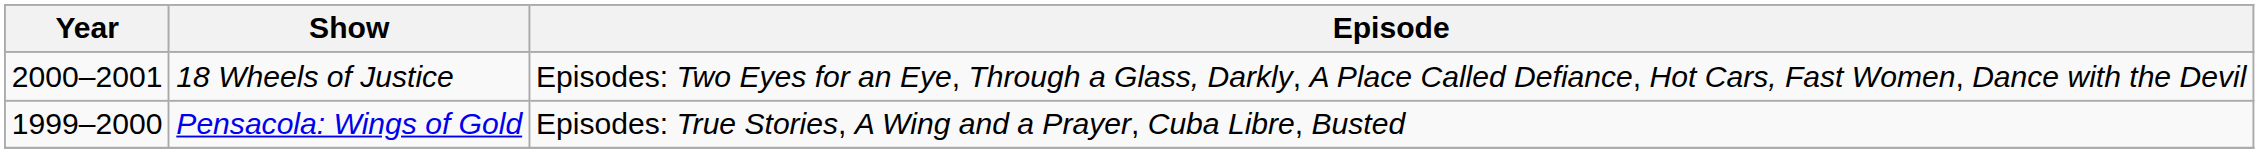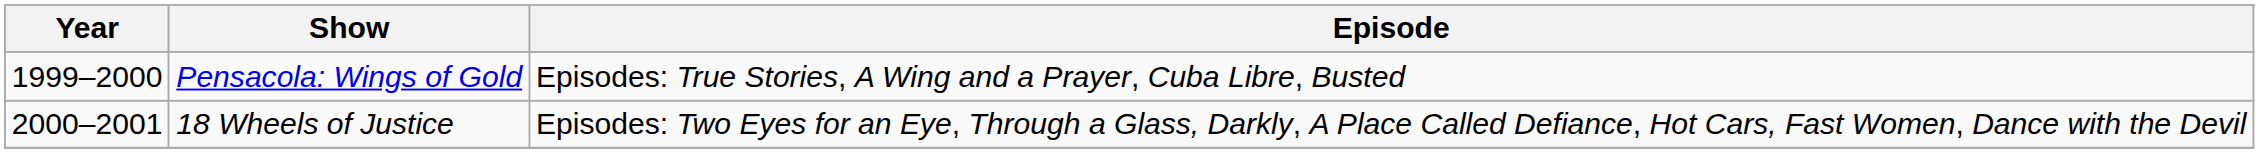rows swapped: (349, 123) <-> (315, 76)
